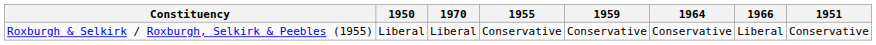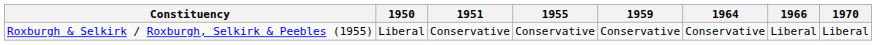columns swapped: (829, 13) <-> (453, 13)
